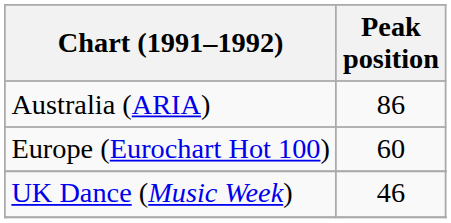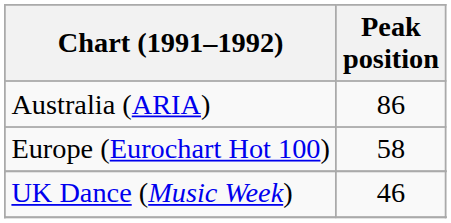(391, 148) 60 -> (391, 148) 58
